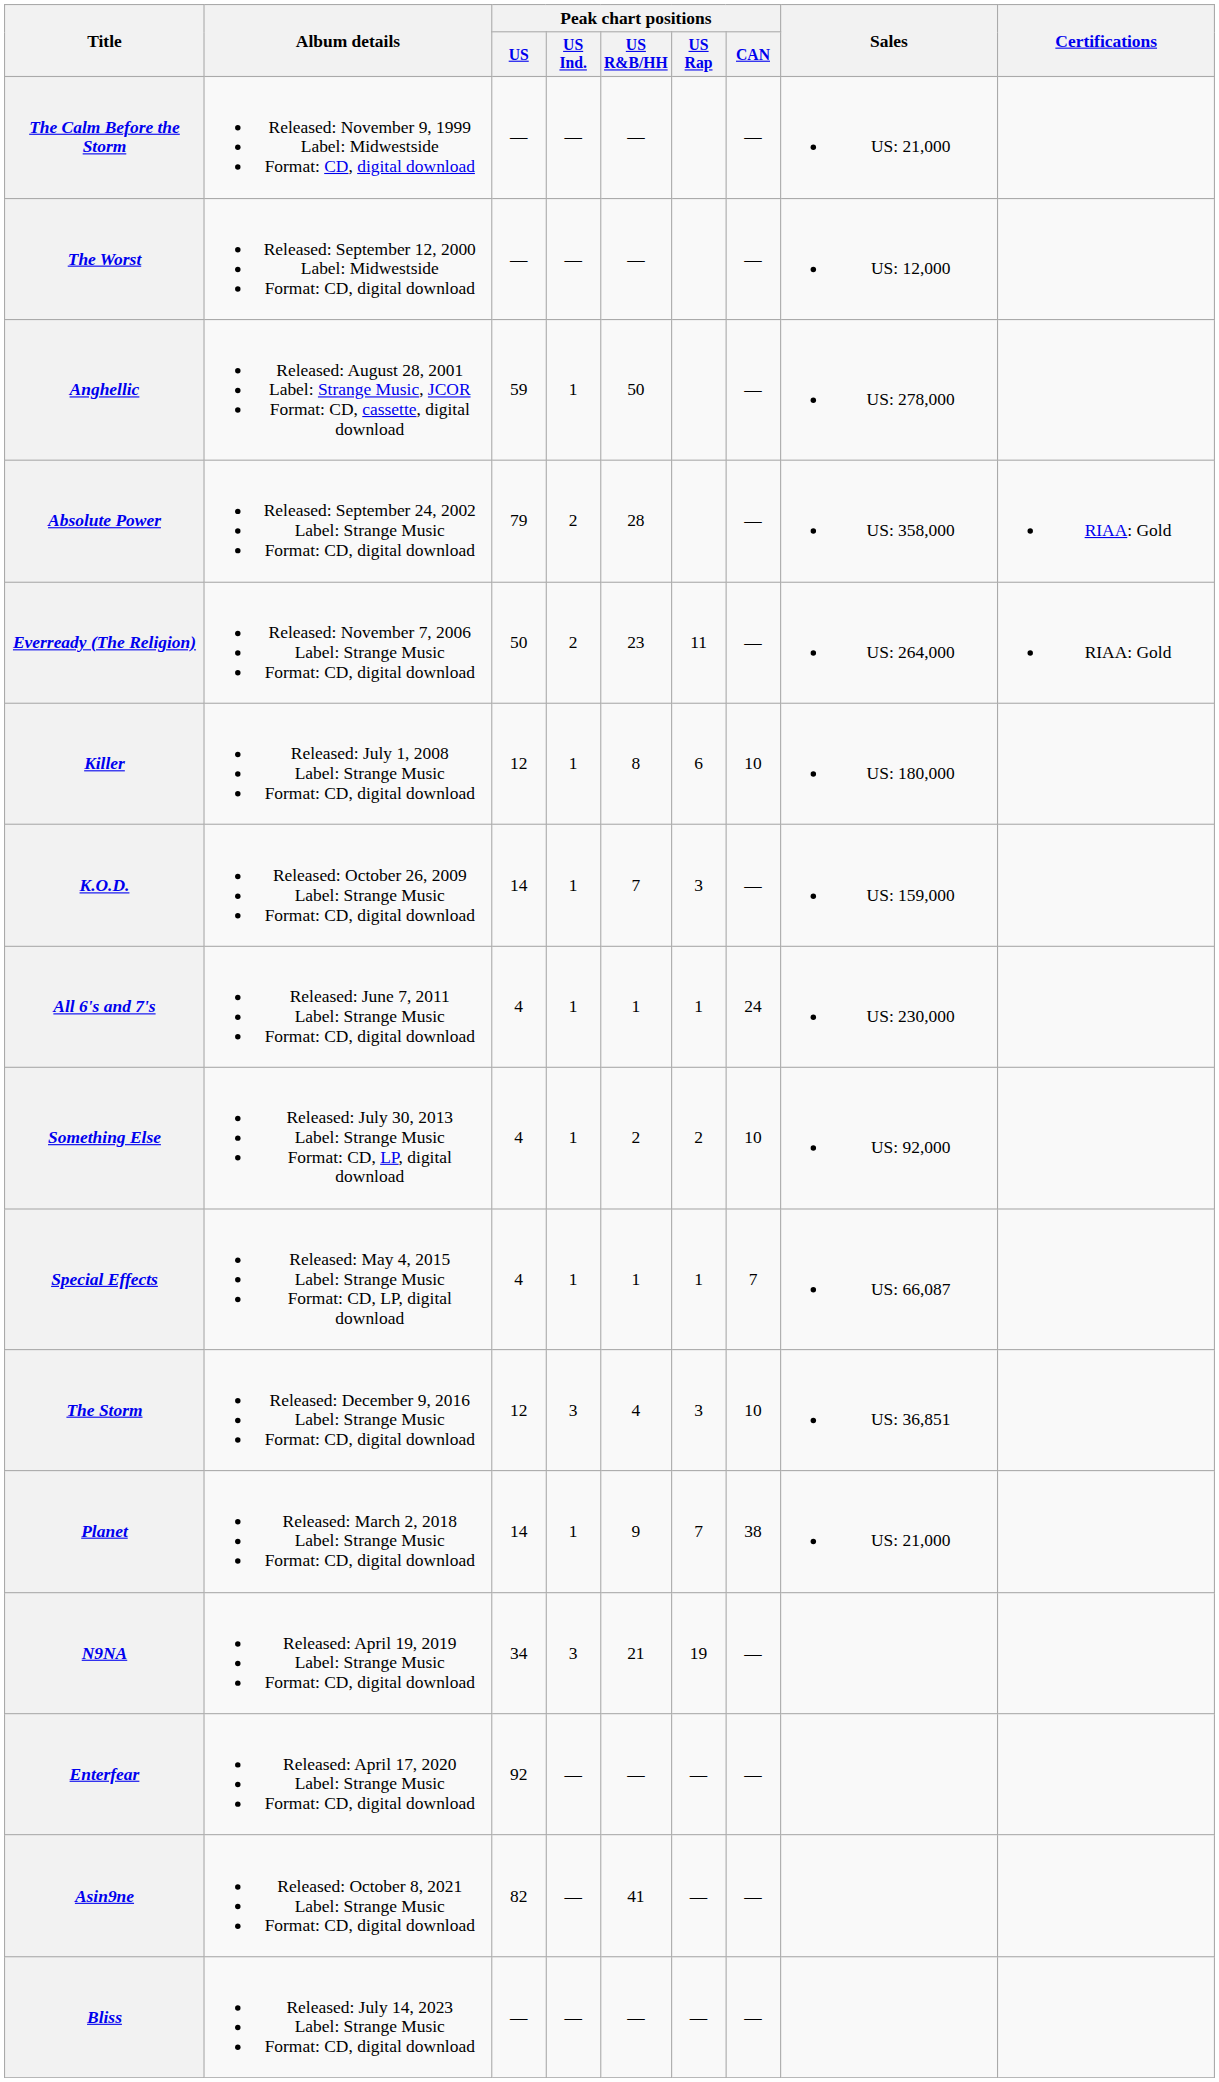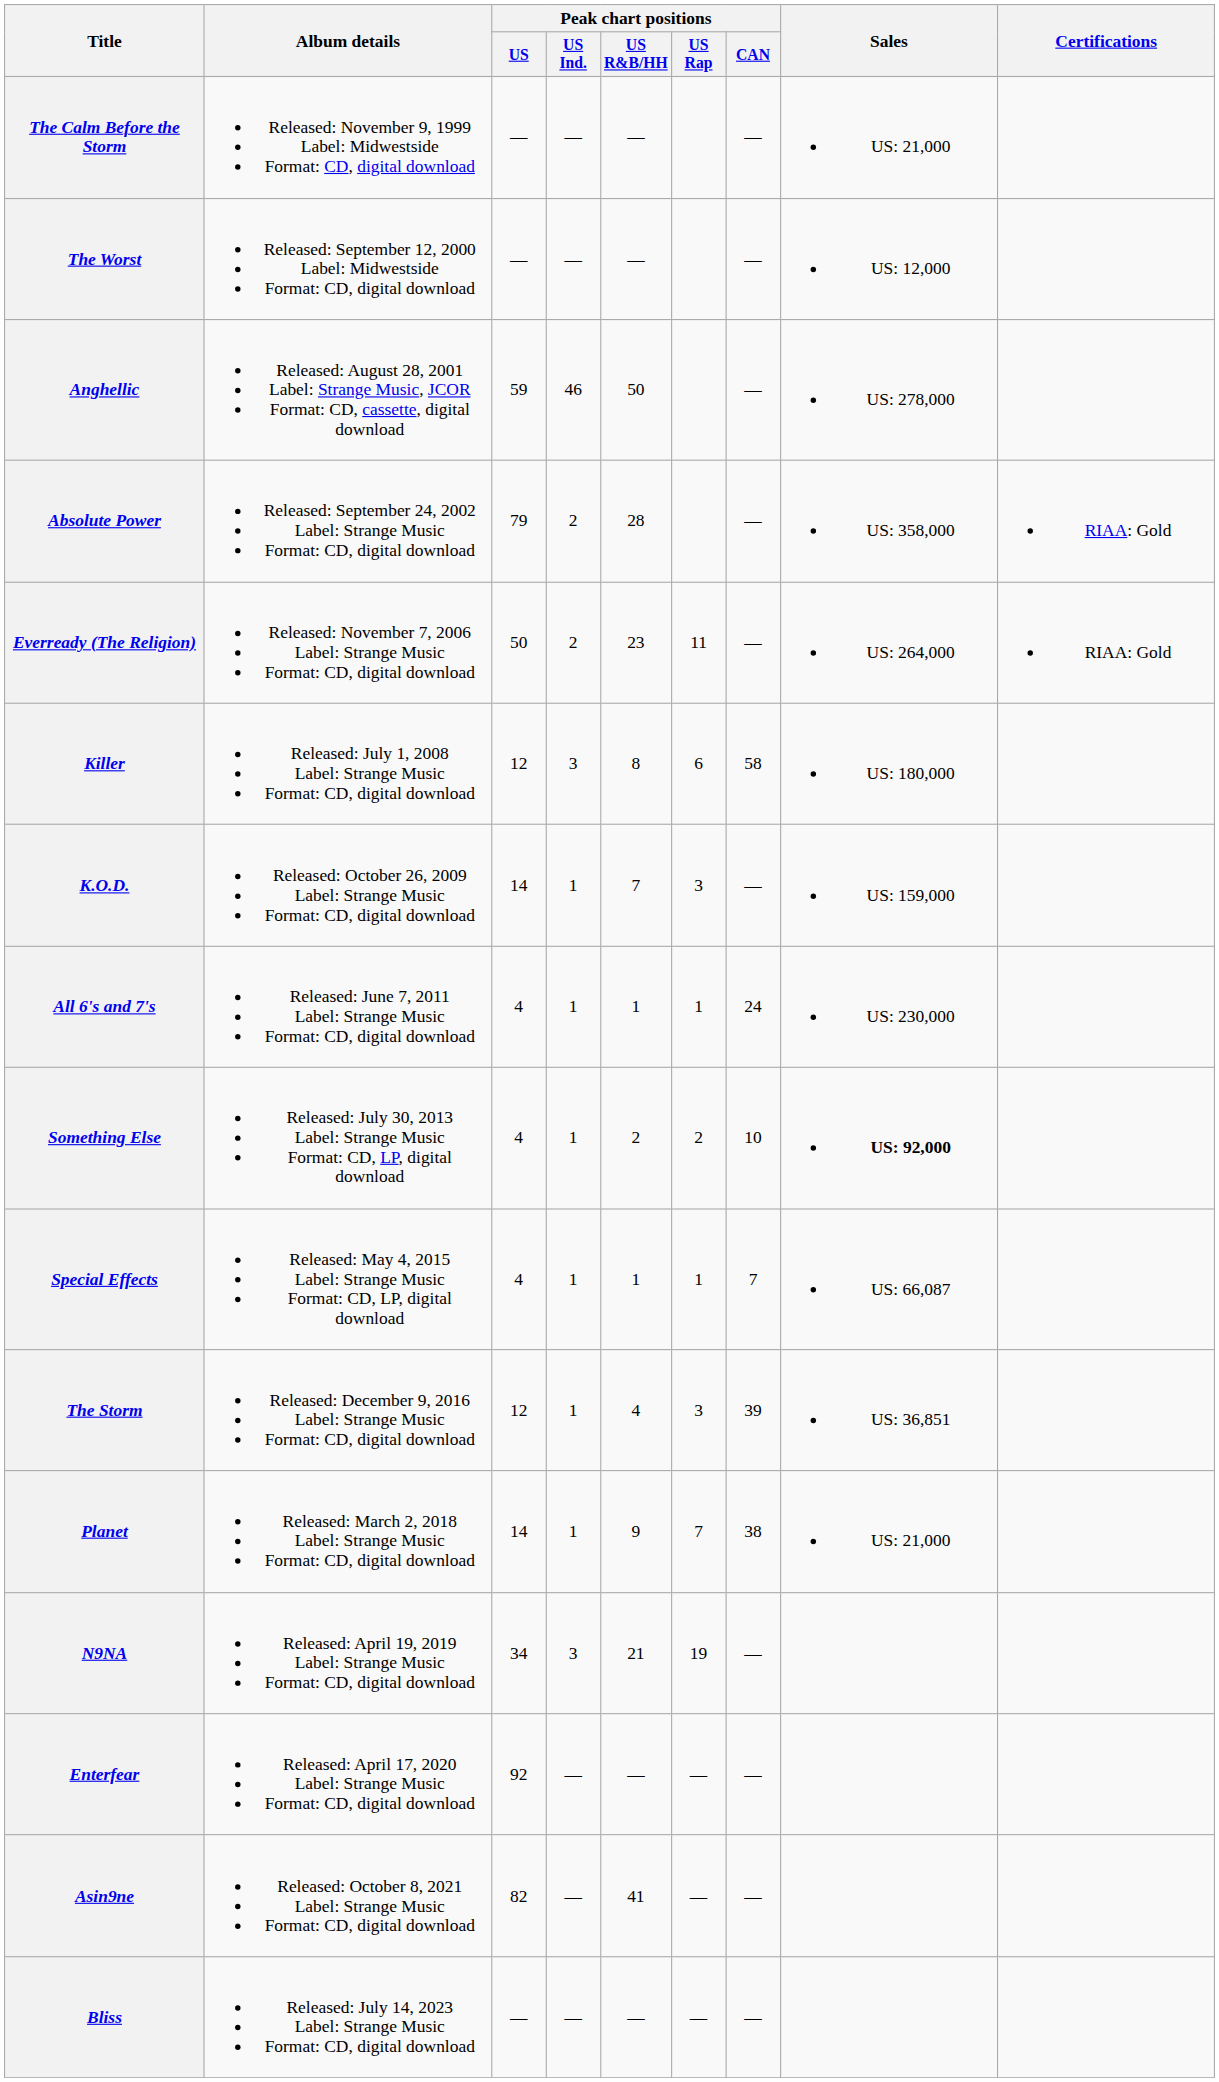(573, 389) 1 -> (573, 389) 46
(573, 763) 1 -> (573, 763) 3
(753, 763) 10 -> (753, 763) 58
(889, 1148) normal -> (889, 1148) bold
(573, 1410) 3 -> (573, 1410) 1
(753, 1410) 10 -> (753, 1410) 39
